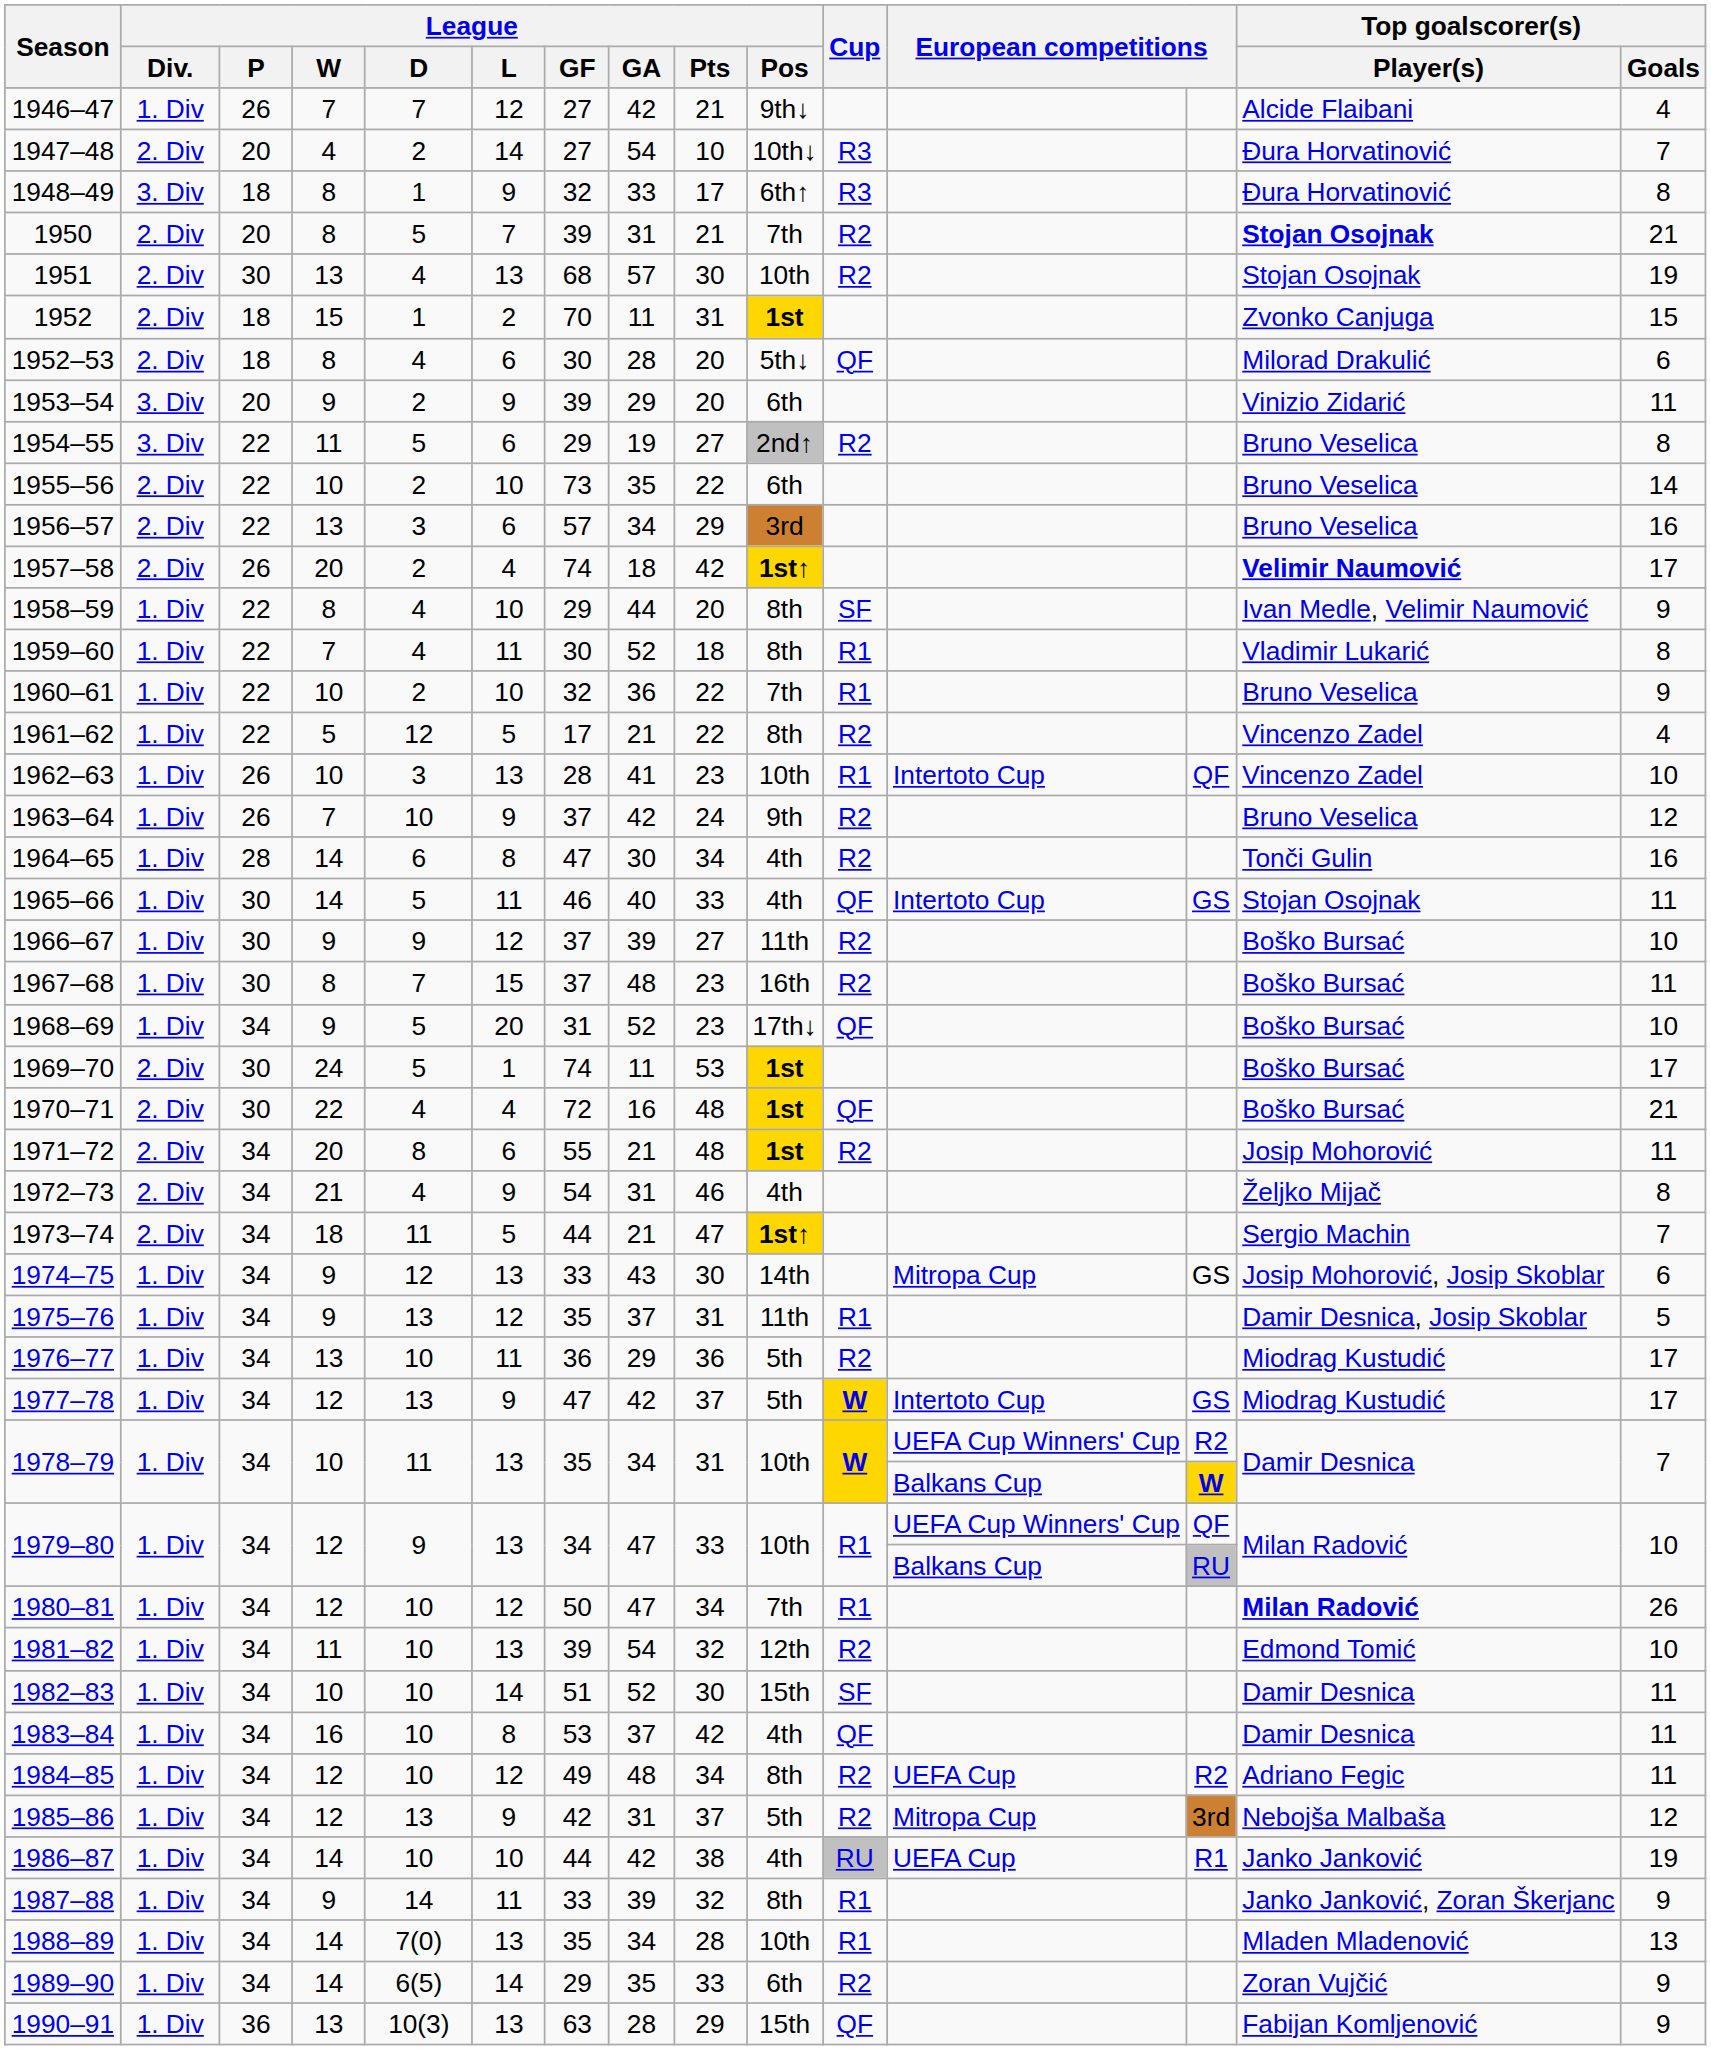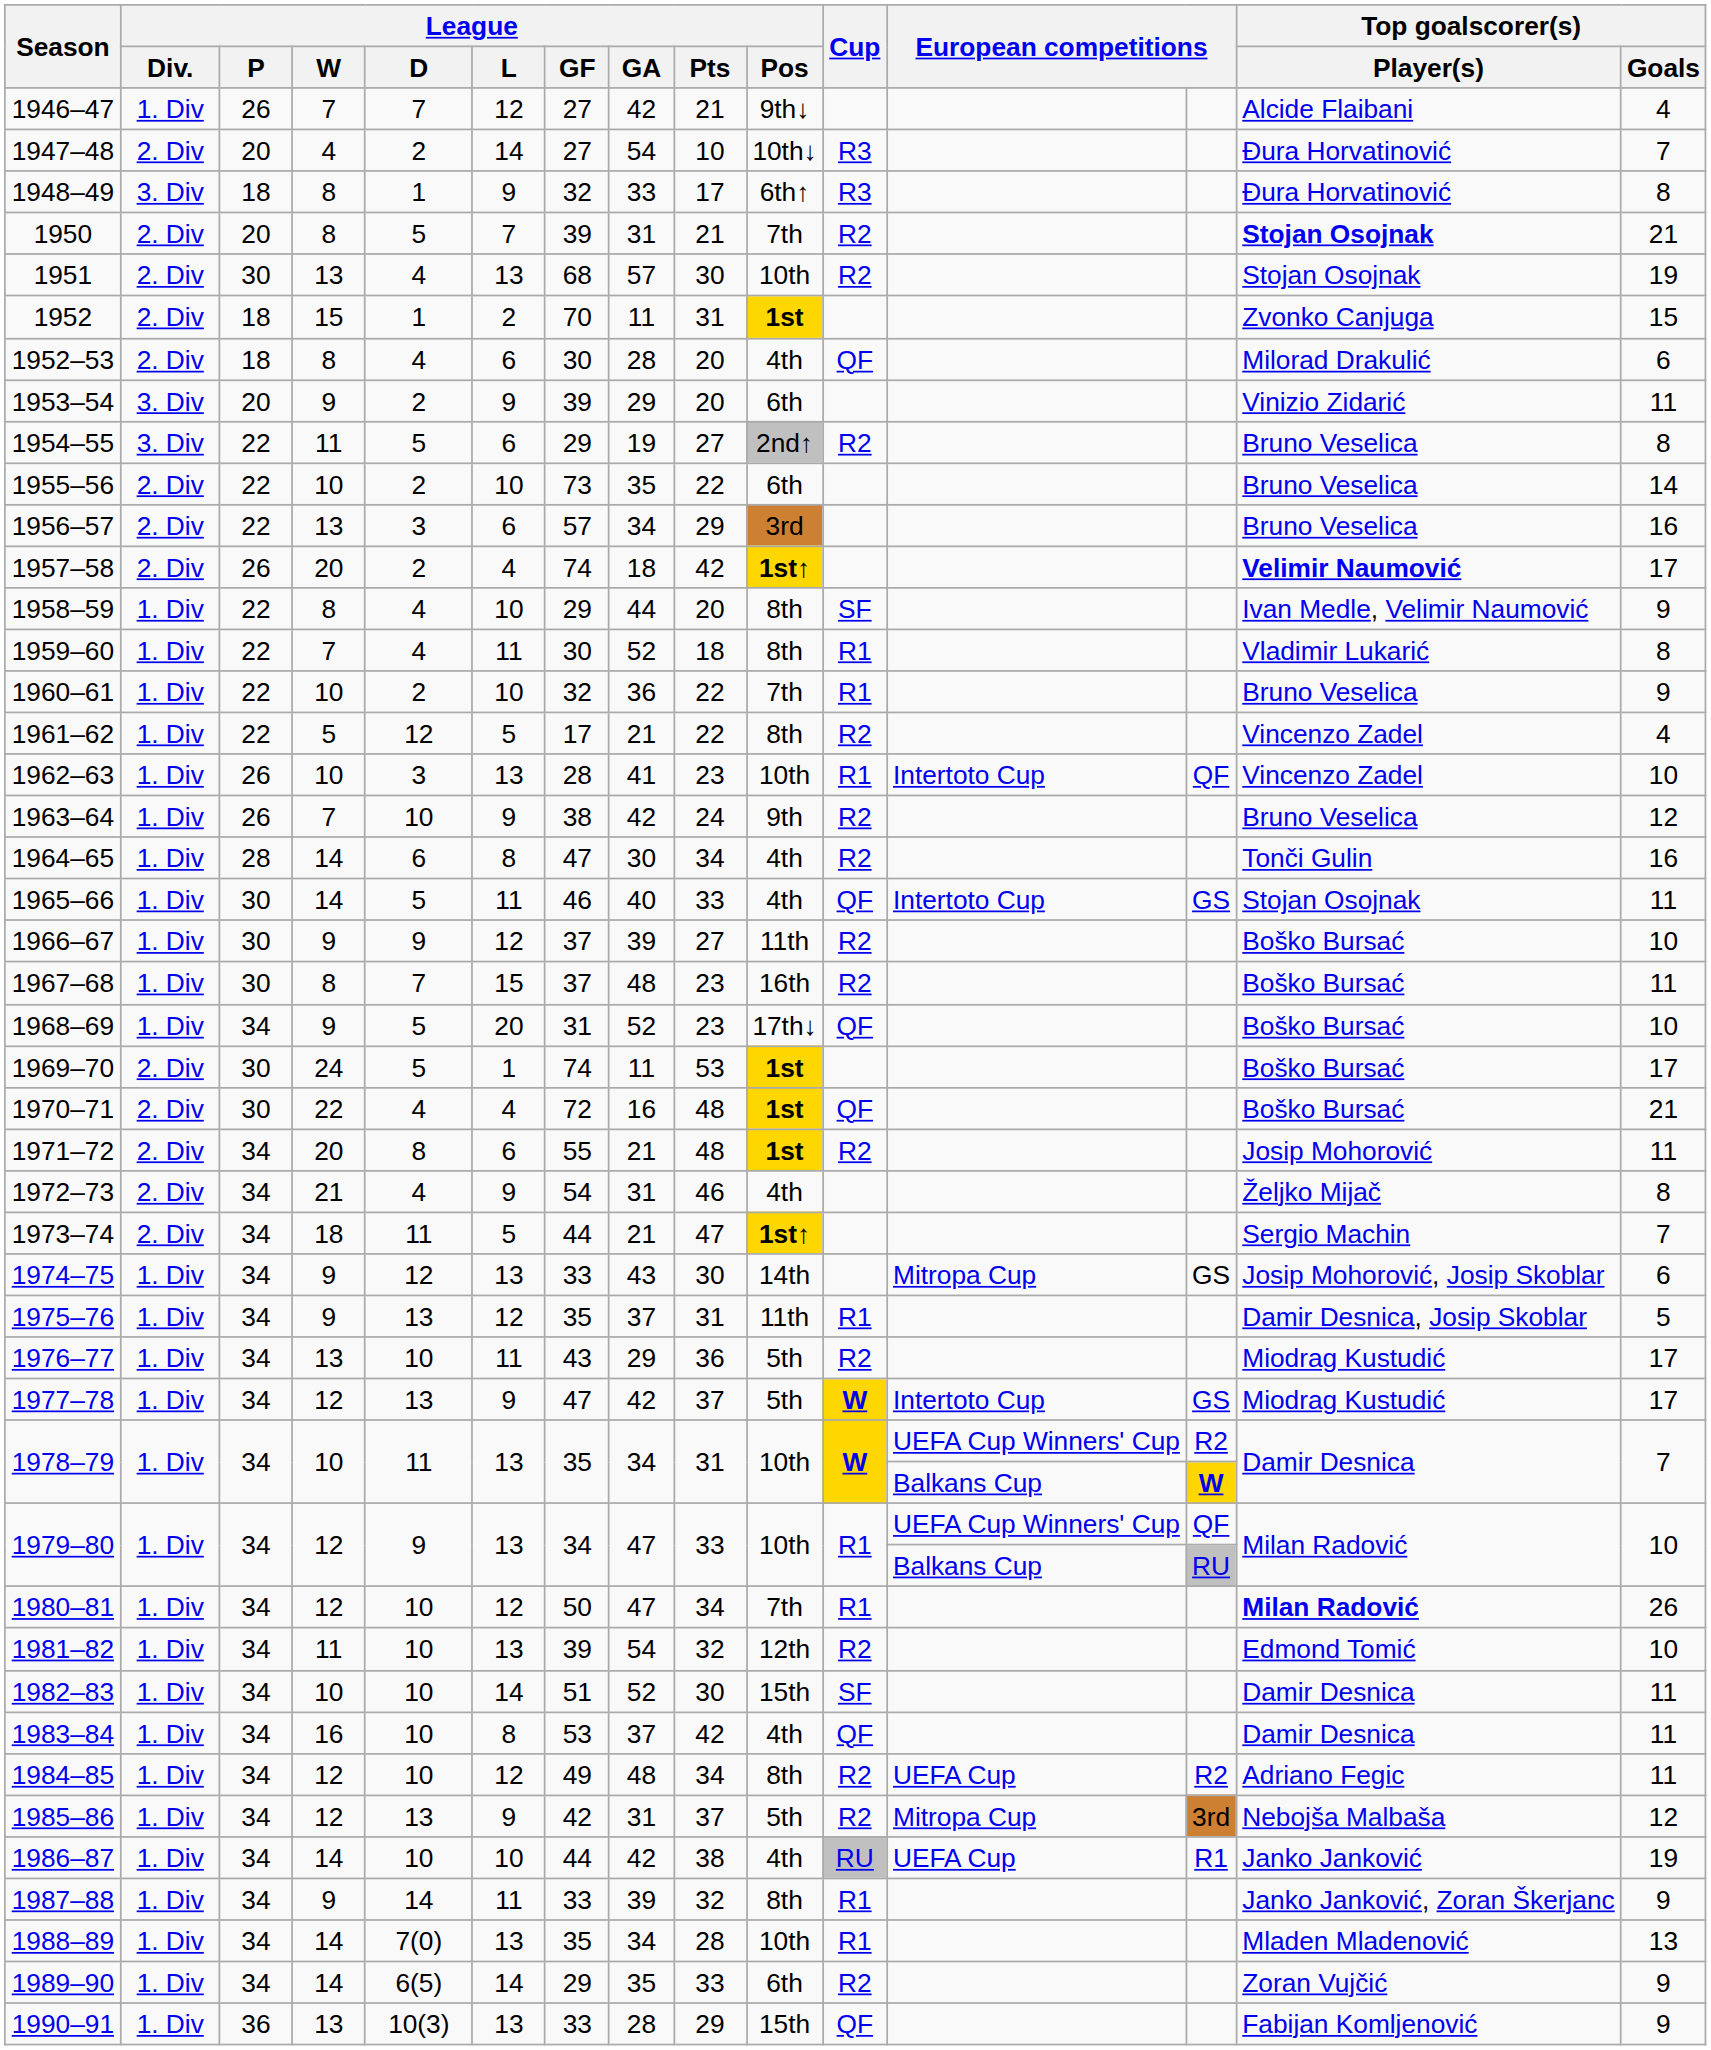(785, 359) 5th↓ -> (785, 359) 4th
(577, 817) 37 -> (577, 817) 38
(577, 1358) 36 -> (577, 1358) 43
(577, 2024) 63 -> (577, 2024) 33
